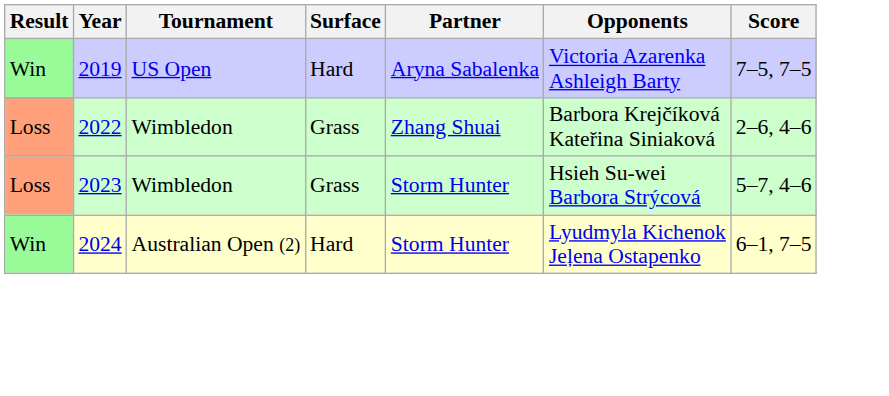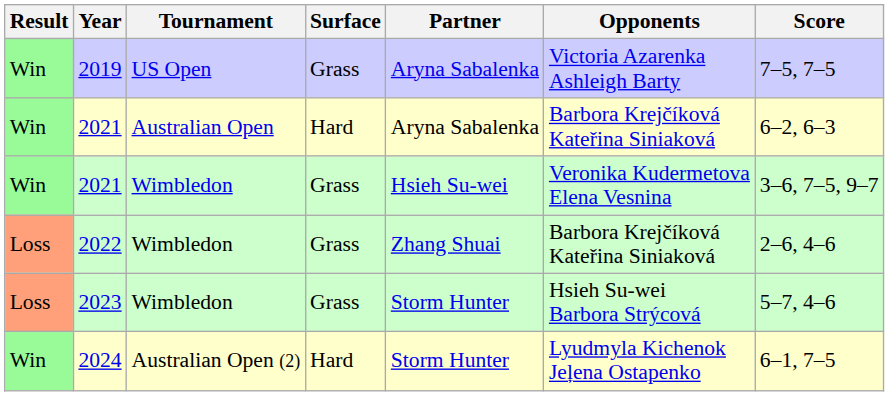(332, 68) Hard -> (335, 68) Grass
+ row: (100, 126)
+ row: (100, 185)
